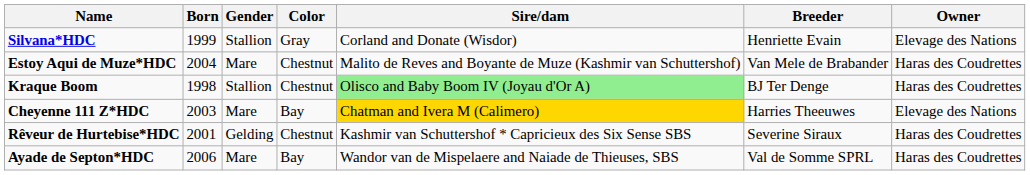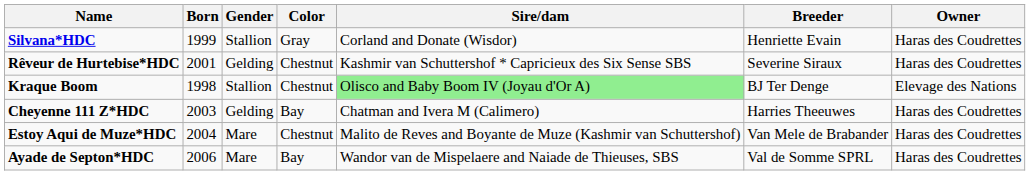(956, 39) Elevage des Nations -> (958, 39) Haras des Coudrettes
rows swapped: (94, 134) <-> (92, 63)
(958, 87) Haras des Coudrettes -> (956, 87) Elevage des Nations
(241, 110) Mare -> (249, 110) Gelding
(440, 110) gold background -> (440, 110) no background
(956, 110) Elevage des Nations -> (958, 110) Haras des Coudrettes
